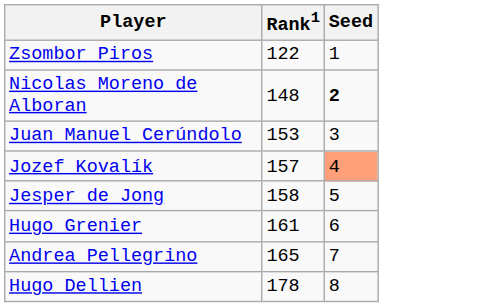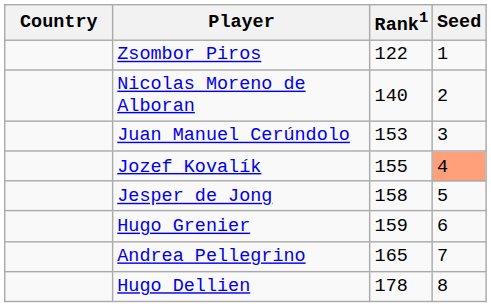+ column: (59, 22)
(283, 95) 148 -> (391, 95) 140
(334, 95) bold -> (442, 95) normal
(283, 166) 157 -> (391, 166) 155
(283, 226) 161 -> (391, 226) 159
